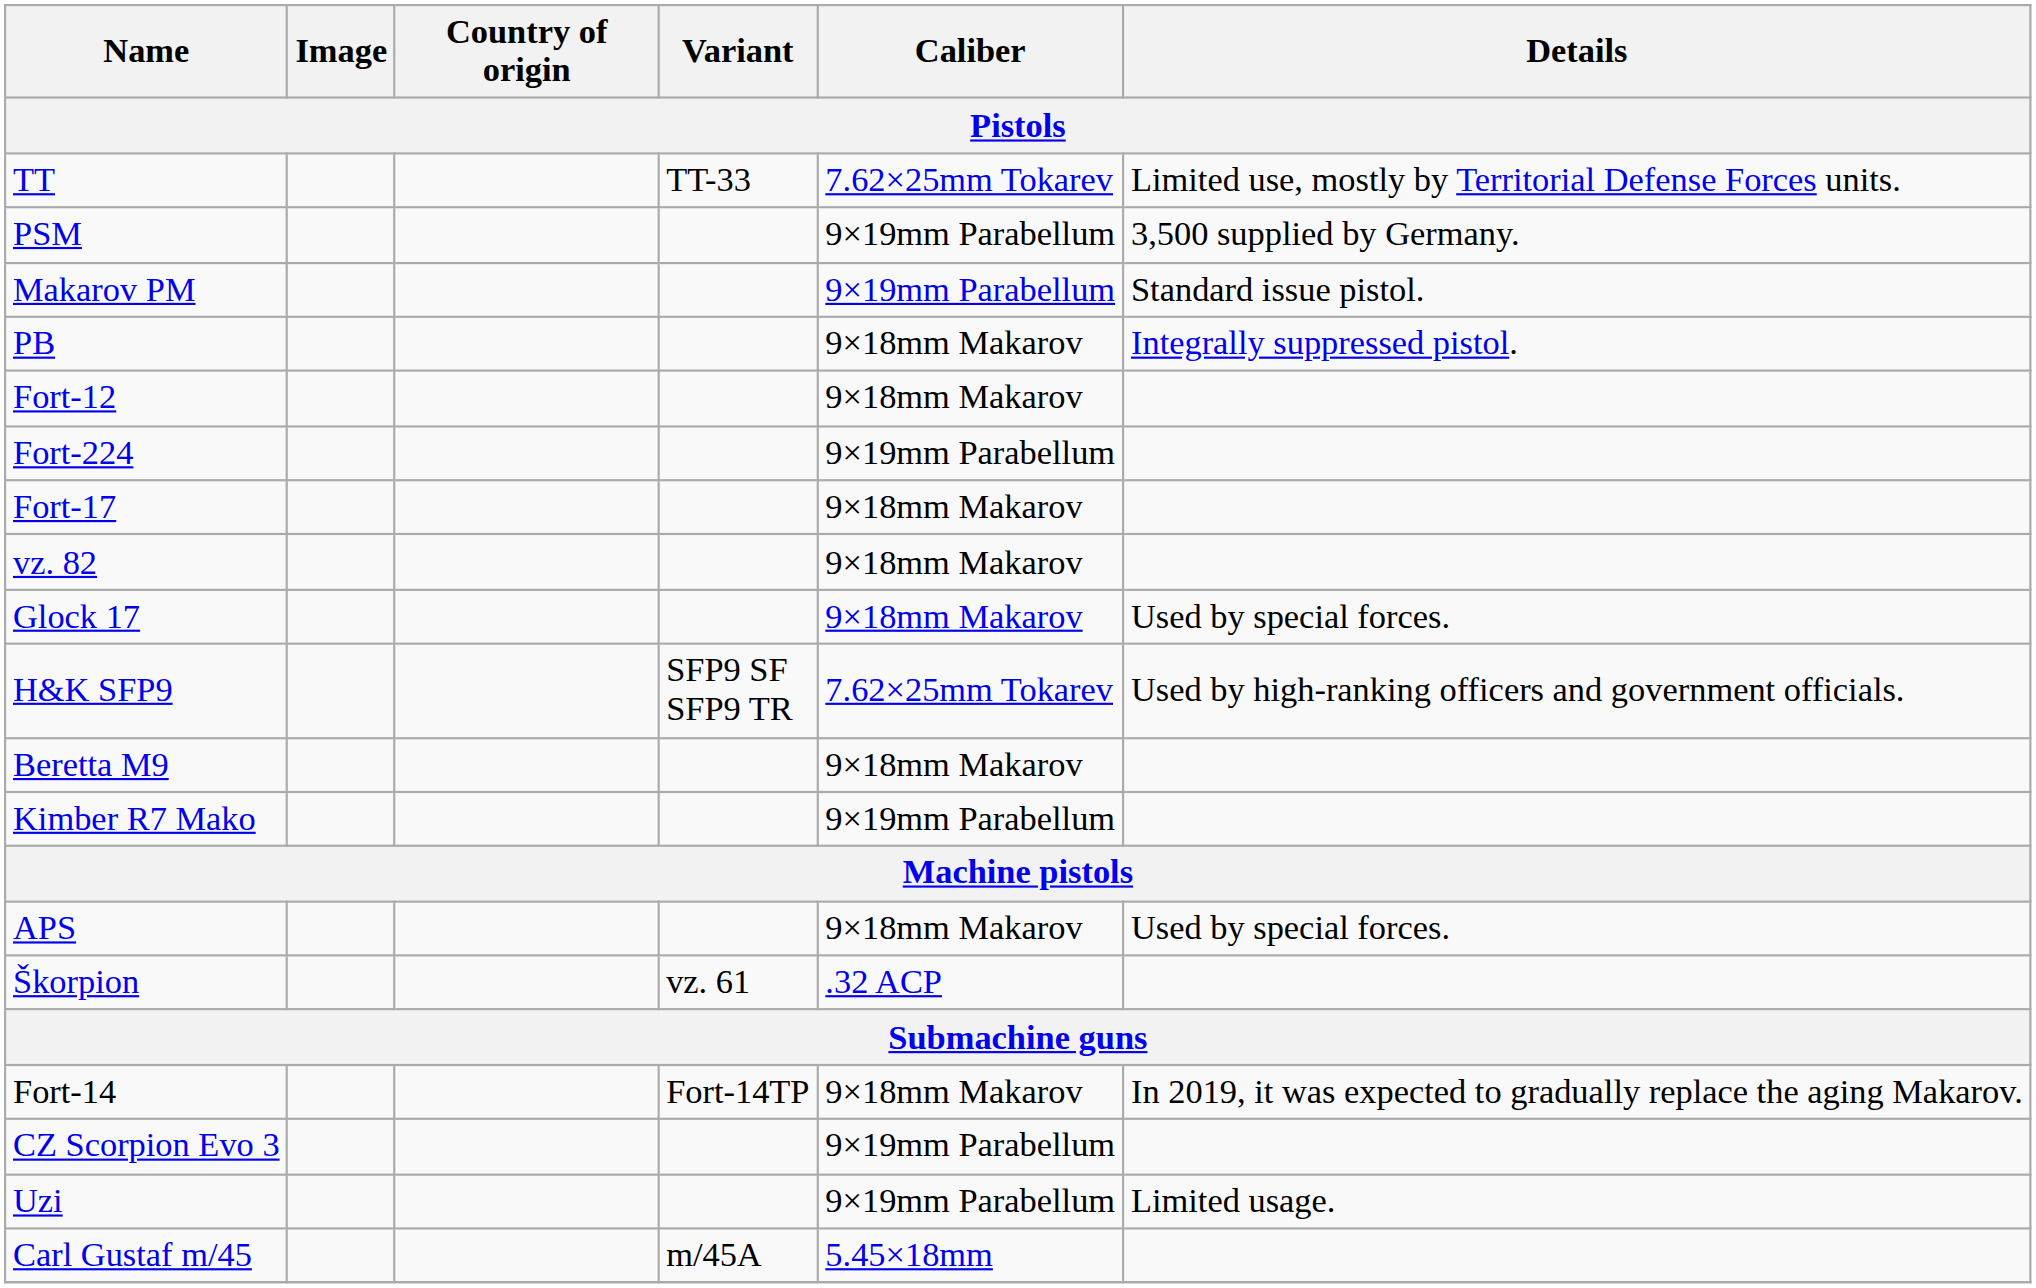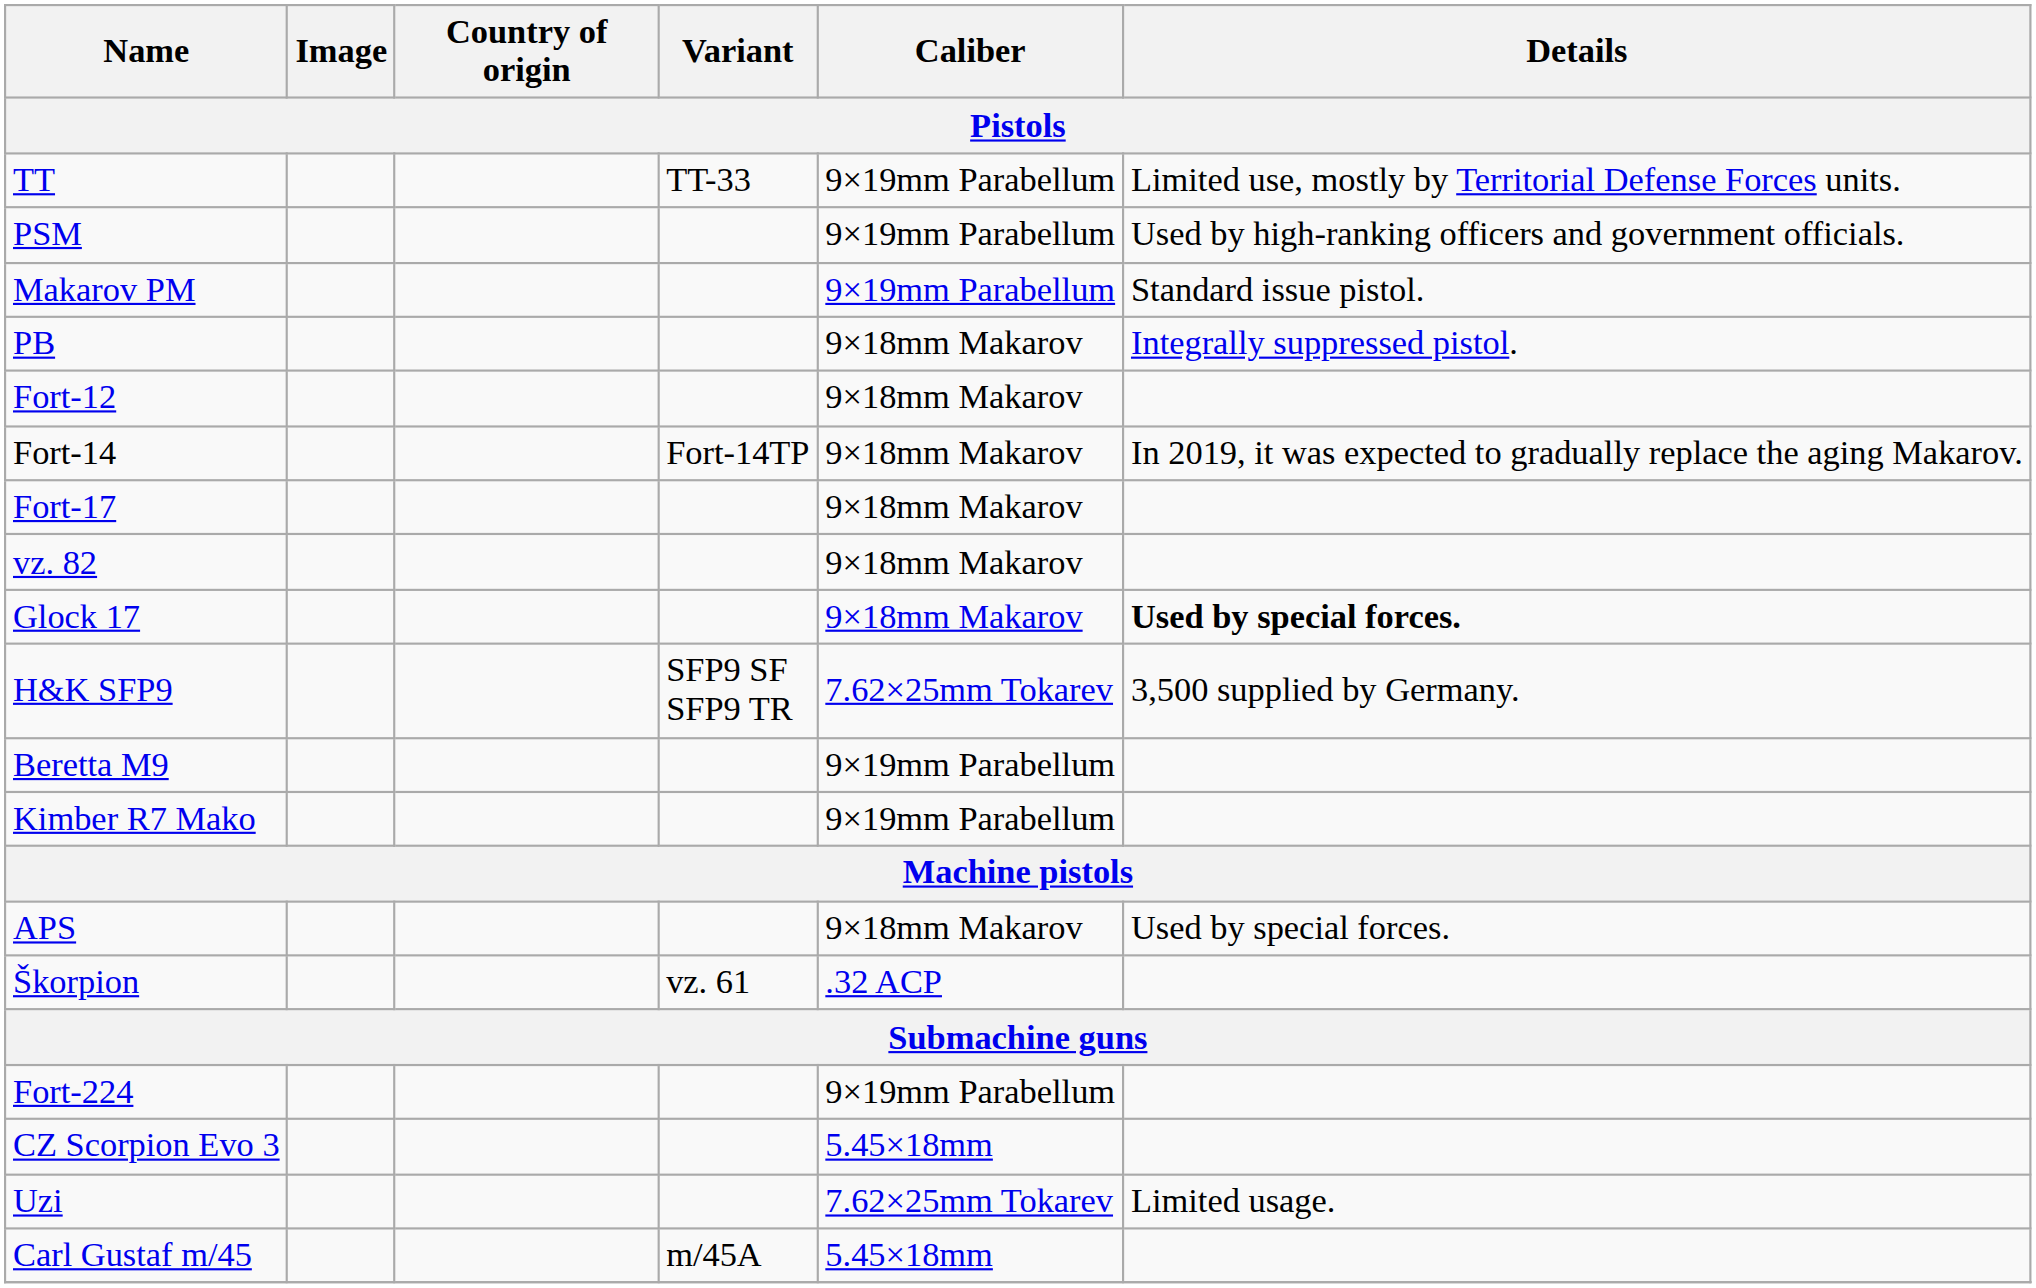(969, 179) 7.62×25mm Tokarev -> (970, 179) 9×19mm Parabellum
(1325, 234) 3,500 supplied by Germany. -> (1518, 234) Used by high-ranking officers and government officials.
rows swapped: (65, 1091) <-> (73, 452)
(1290, 616) normal -> (1296, 616) bold
(1518, 689) Used by high-ranking officers and government officials. -> (1325, 689) 3,500 supplied by Germany.
(954, 763) 9×18mm Makarov -> (970, 763) 9×19mm Parabellum
(970, 1145) 9×19mm Parabellum -> (909, 1145) 5.45×18mm
(970, 1200) 9×19mm Parabellum -> (969, 1200) 7.62×25mm Tokarev
